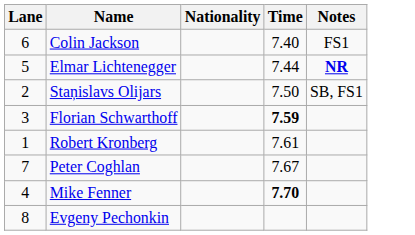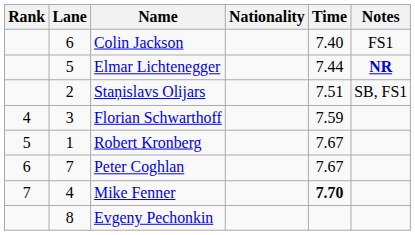+ column: (27, 17)
(285, 92) 7.50 -> (330, 92) 7.51
(285, 117) bold -> (330, 117) normal
(285, 142) 7.61 -> (330, 142) 7.67
